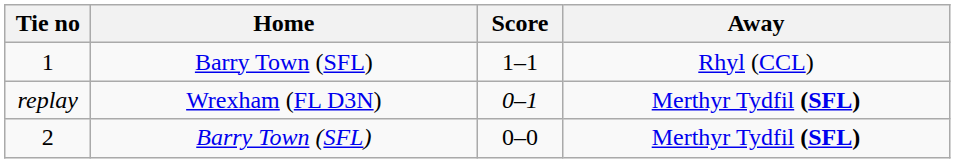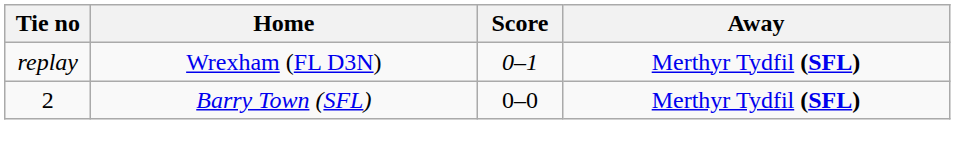- row: (48, 61)
